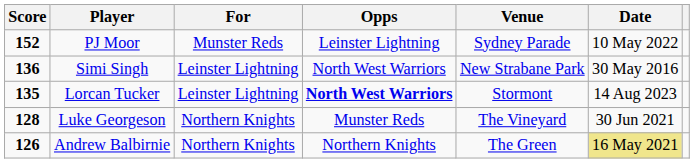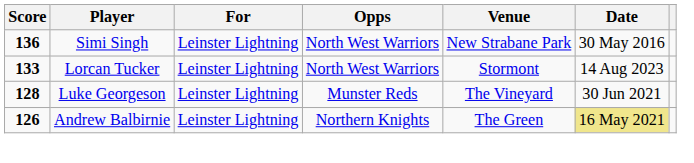- row: (112, 42)
(27, 94) 135 -> (27, 68) 133
(379, 94) bold -> (372, 68) normal
(238, 119) Northern Knights -> (238, 94) Leinster Lightning
(238, 145) Northern Knights -> (238, 119) Leinster Lightning
